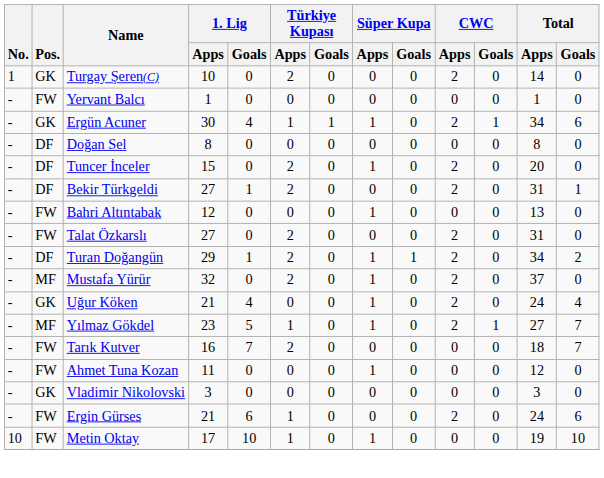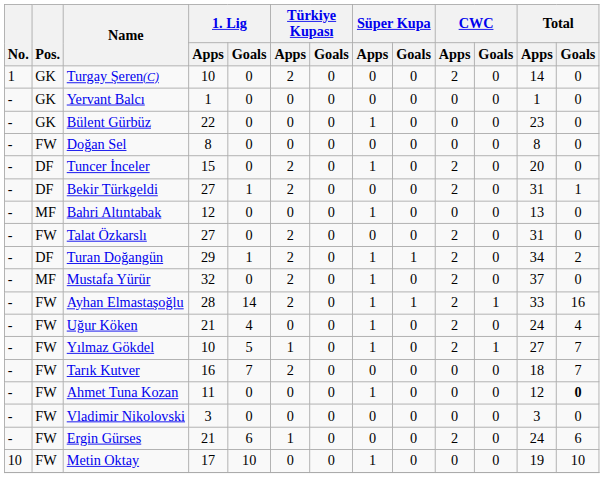(46, 99) FW -> (46, 99) GK
+ row: (109, 122)
- row: (106, 122)
(44, 144) DF -> (46, 144) FW
(46, 212) FW -> (46, 212) MF
+ row: (125, 302)
(46, 302) GK -> (46, 325) FW
(46, 325) MF -> (46, 347) FW
(208, 325) 23 -> (208, 347) 10
(578, 370) normal -> (578, 393) bold
(46, 393) GK -> (46, 415) FW
(290, 438) 1 -> (290, 460) 0
